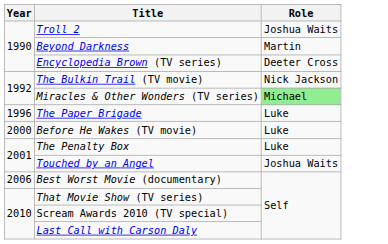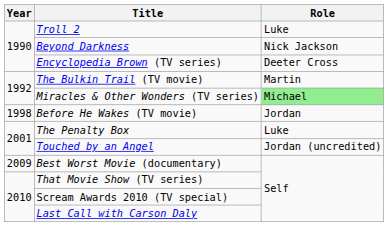(301, 30) Joshua Waits -> (276, 30) Luke
(282, 46) Martin -> (301, 46) Nick Jackson
(301, 80) Nick Jackson -> (282, 80) Martin
- row: (89, 113)
(19, 130) 2000 -> (19, 113) 1998
(276, 130) Luke -> (282, 113) Jordan
(301, 163) Joshua Waits -> (323, 147) Jordan (uncredited)
(19, 180) 2006 -> (19, 163) 2009
